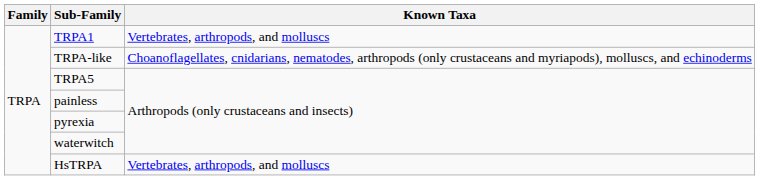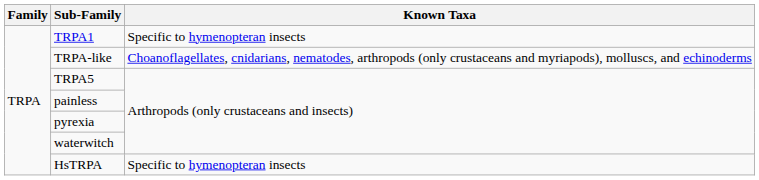(228, 36) Vertebrates, arthropods, and molluscs -> (216, 36) Specific to hymenopteran insects
(228, 164) Vertebrates, arthropods, and molluscs -> (216, 164) Specific to hymenopteran insects
